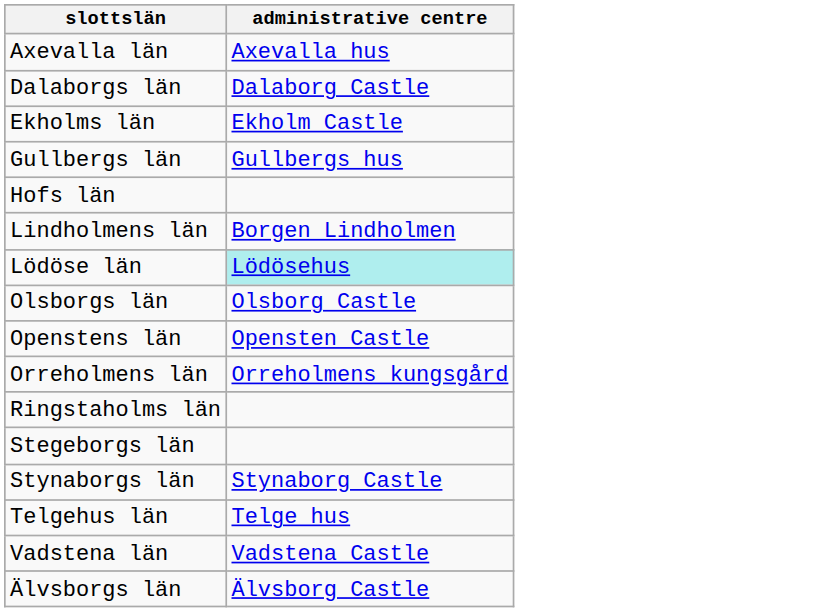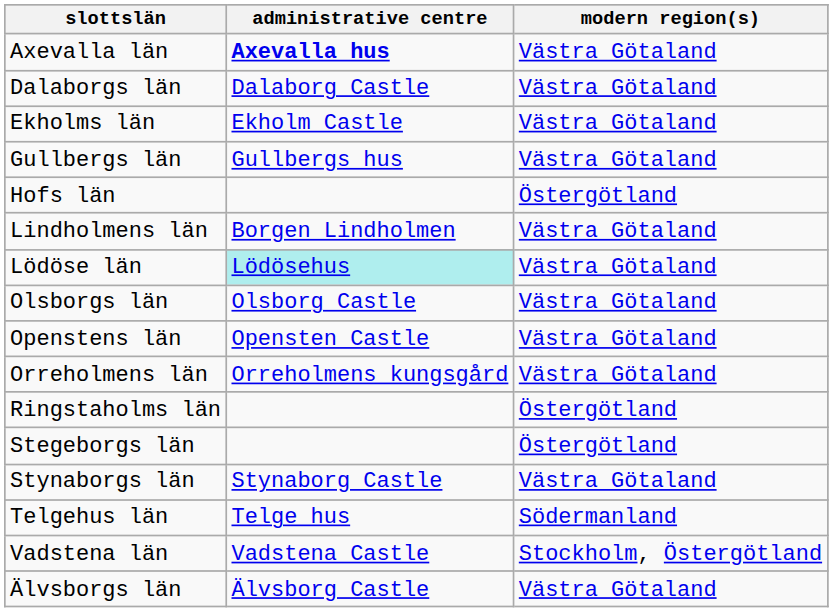+ column: (670, 20)
(311, 52) normal -> (311, 52) bold
